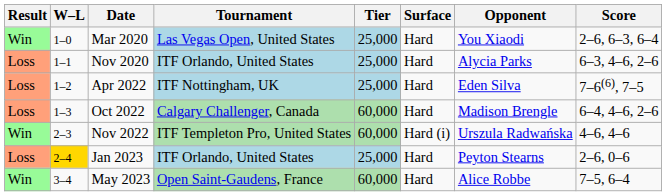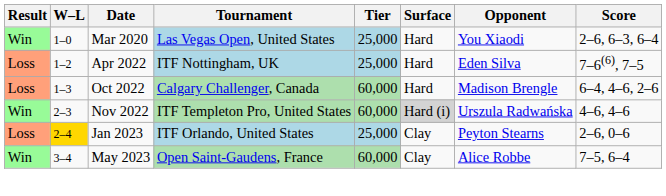- row: (120, 61)
(427, 134) no background -> (427, 111) lightgrey background
(418, 156) Hard -> (418, 134) Clay
(418, 179) Hard -> (418, 156) Clay
